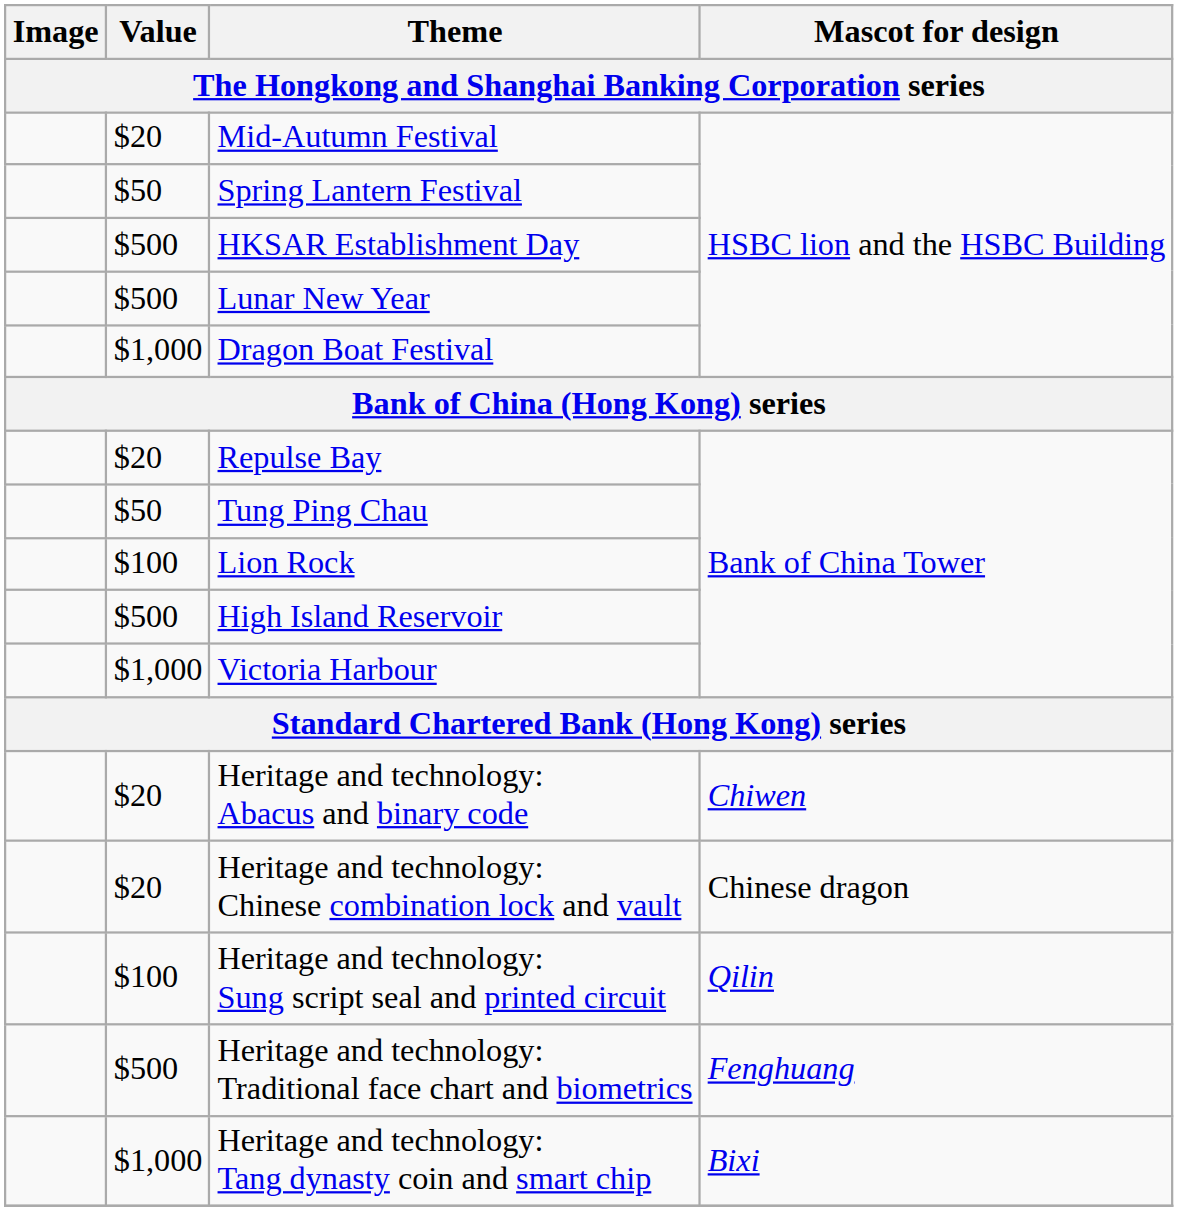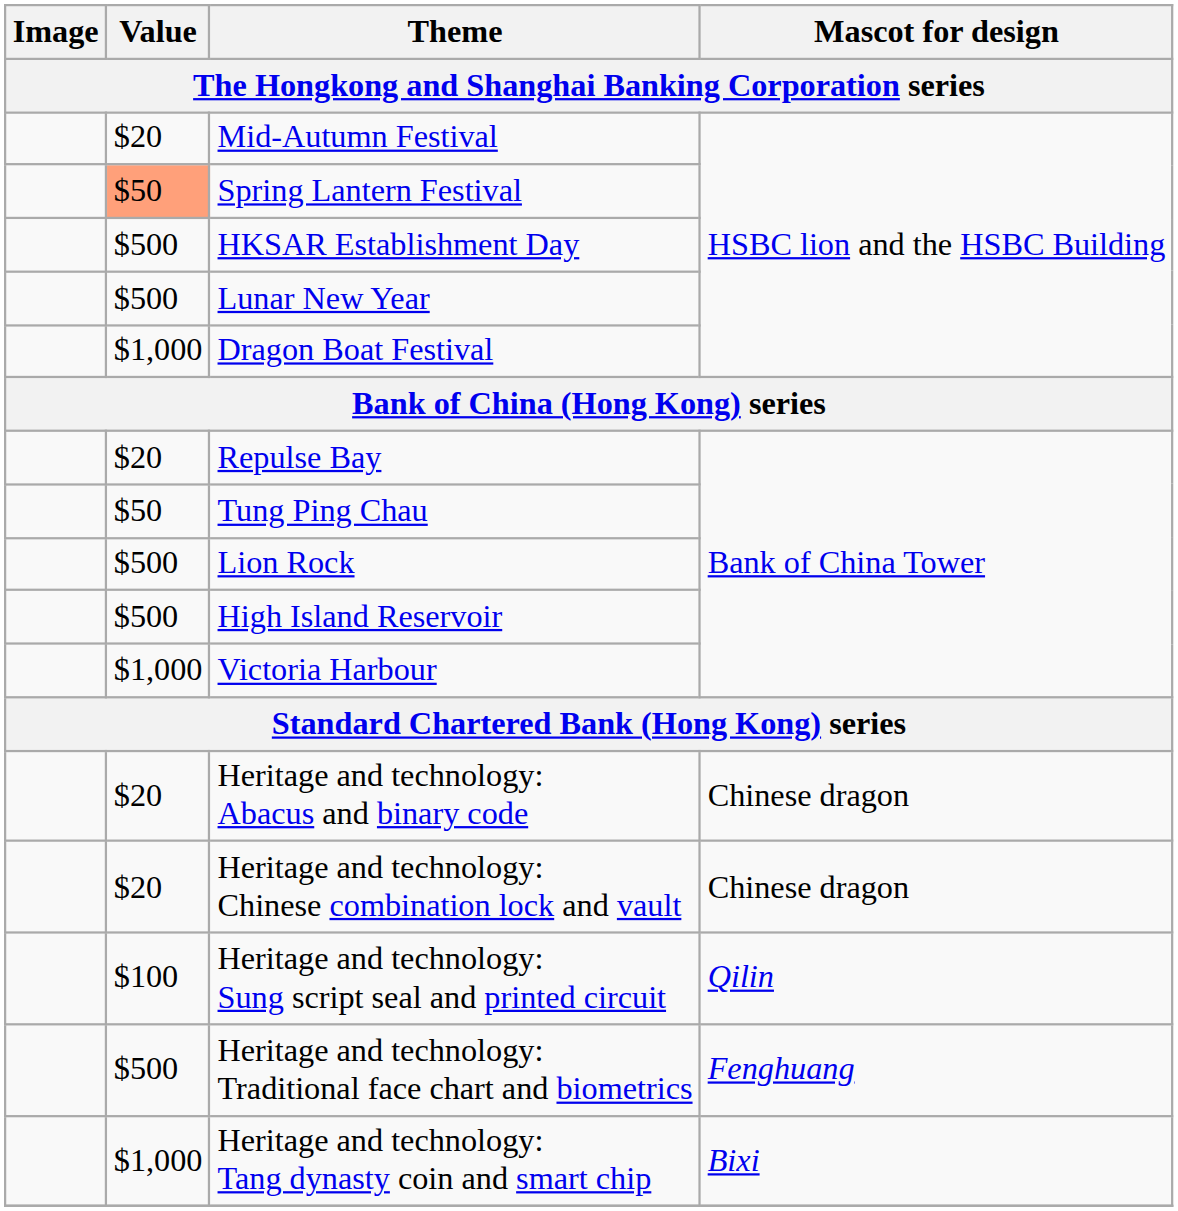(138, 191) no background -> (138, 191) lightsalmon background
(146, 563) $100 -> (146, 563) $500
(757, 795) Chiwen -> (808, 795) Chinese dragon
